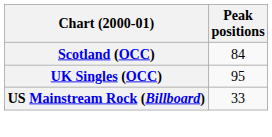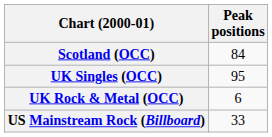+ row: (106, 98)
